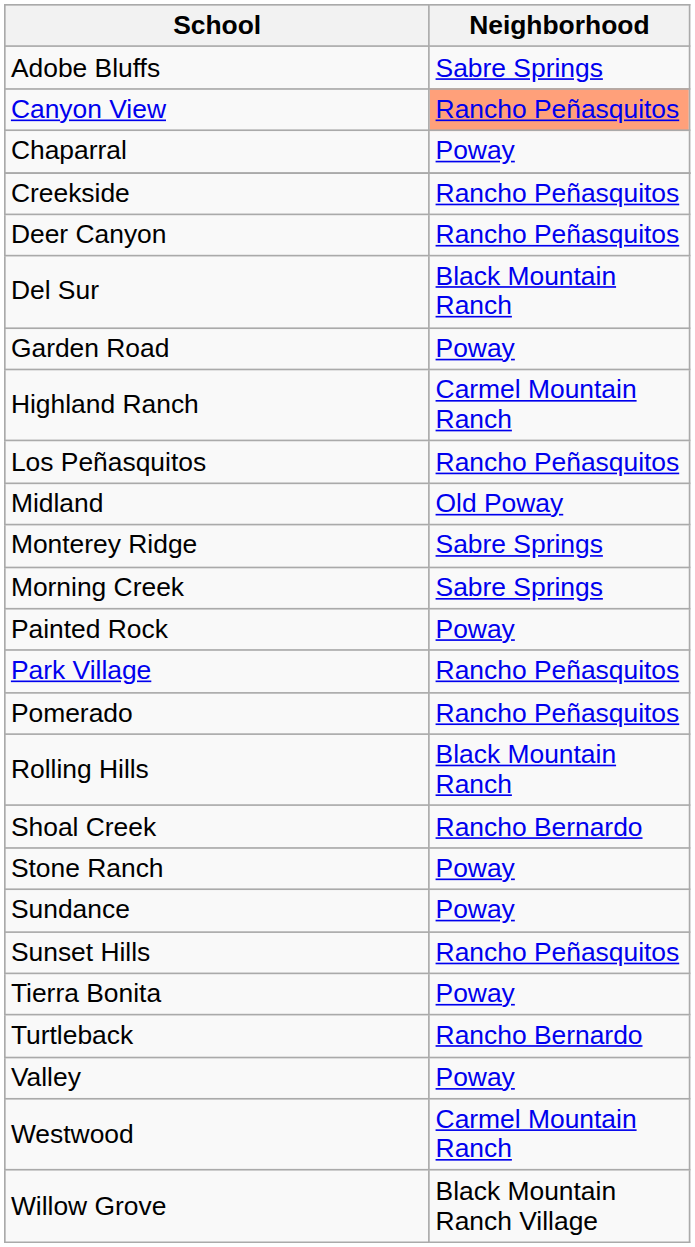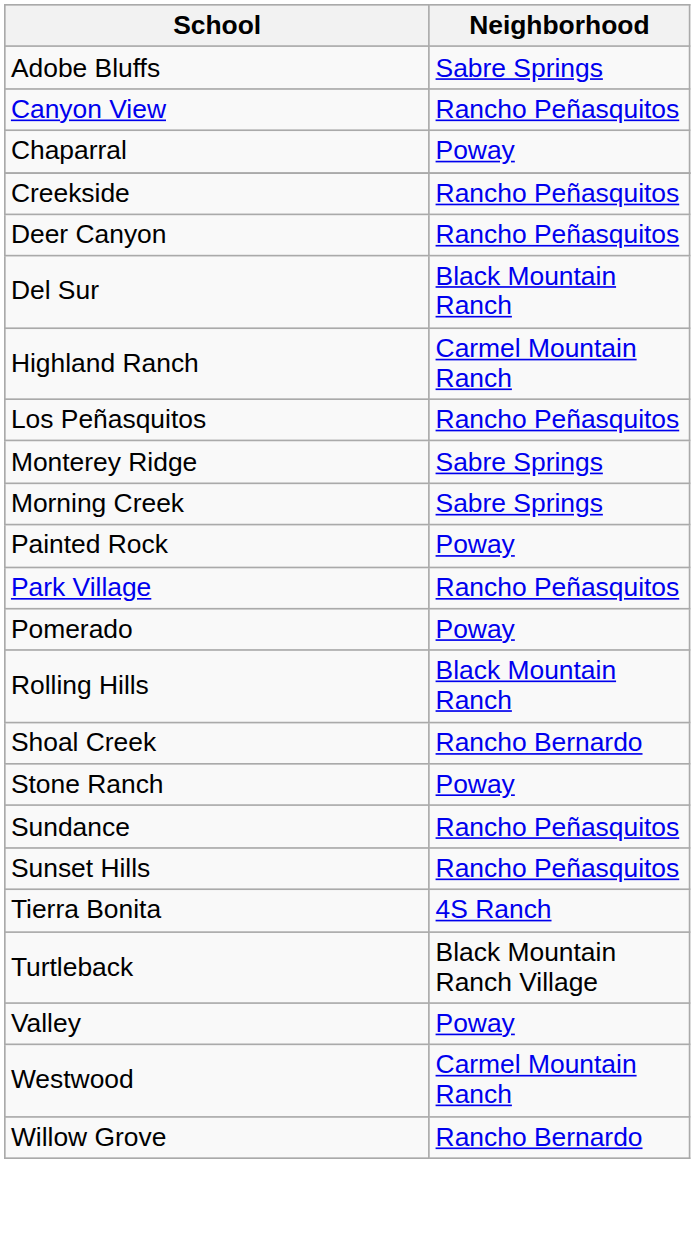(557, 109) lightsalmon background -> (557, 109) no background
- row: (90, 348)
- row: (57, 503)
(557, 712) Rancho Peñasquitos -> (475, 629) Poway
(475, 910) Poway -> (557, 826) Rancho Peñasquitos
(475, 993) Poway -> (494, 910) 4S Ranch
(539, 1035) Rancho Bernardo -> (526, 966) Black Mountain Ranch Village
(526, 1205) Black Mountain Ranch Village -> (539, 1136) Rancho Bernardo
